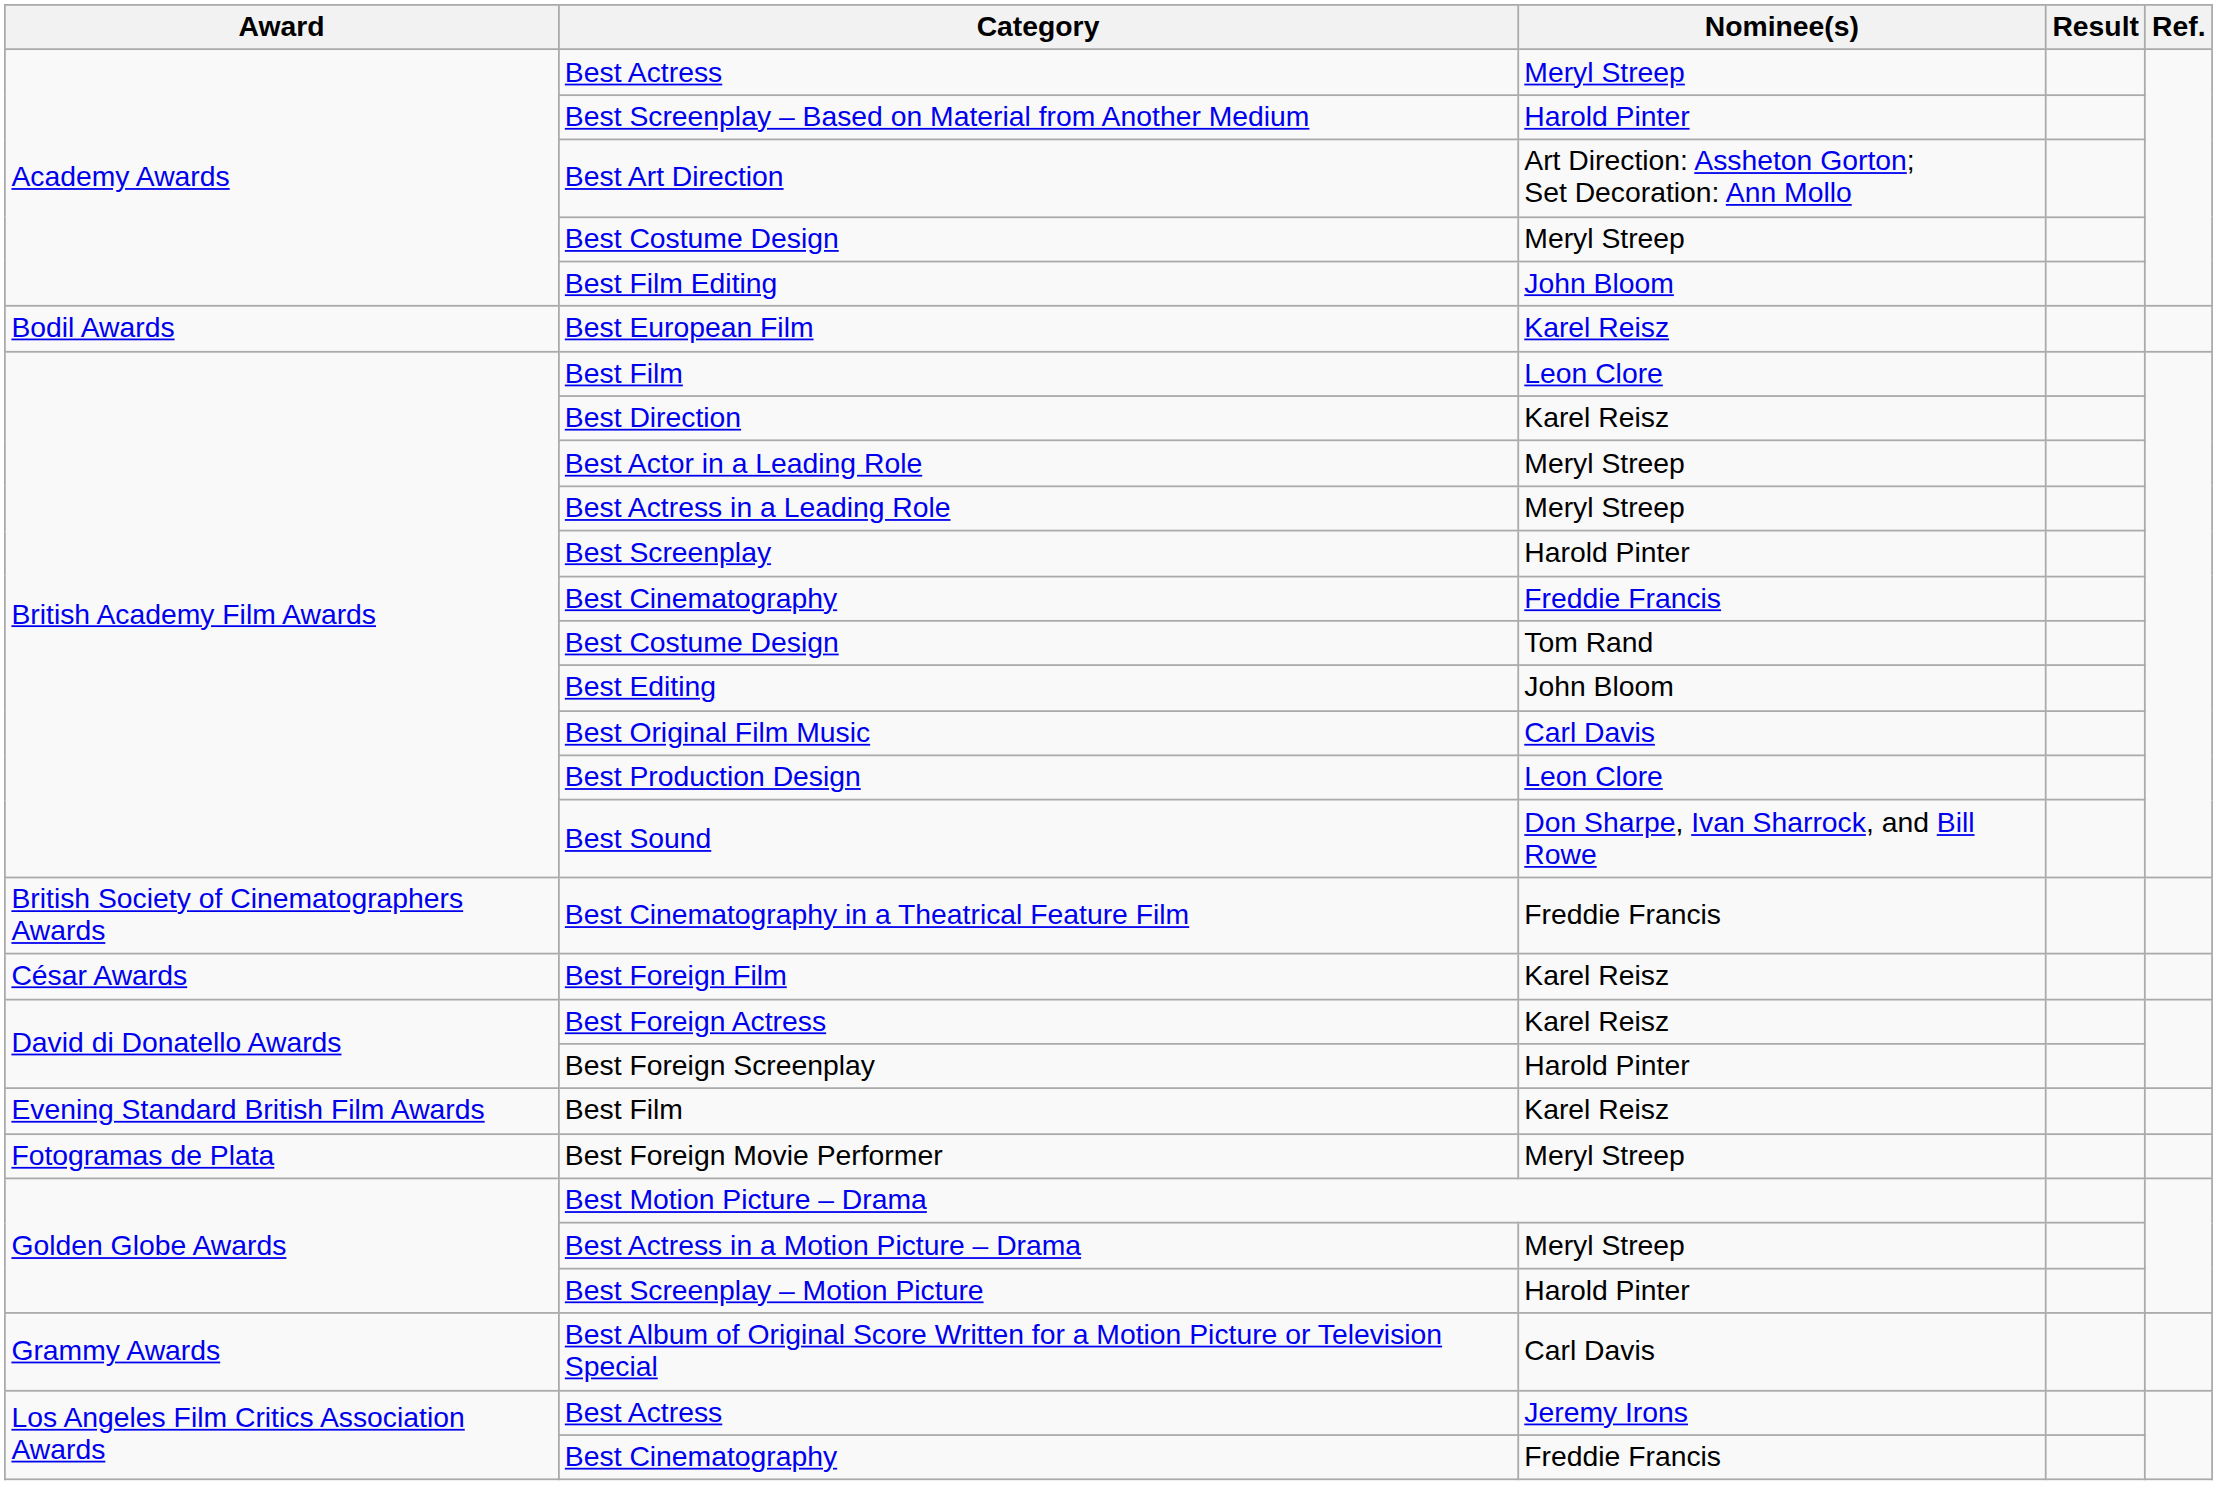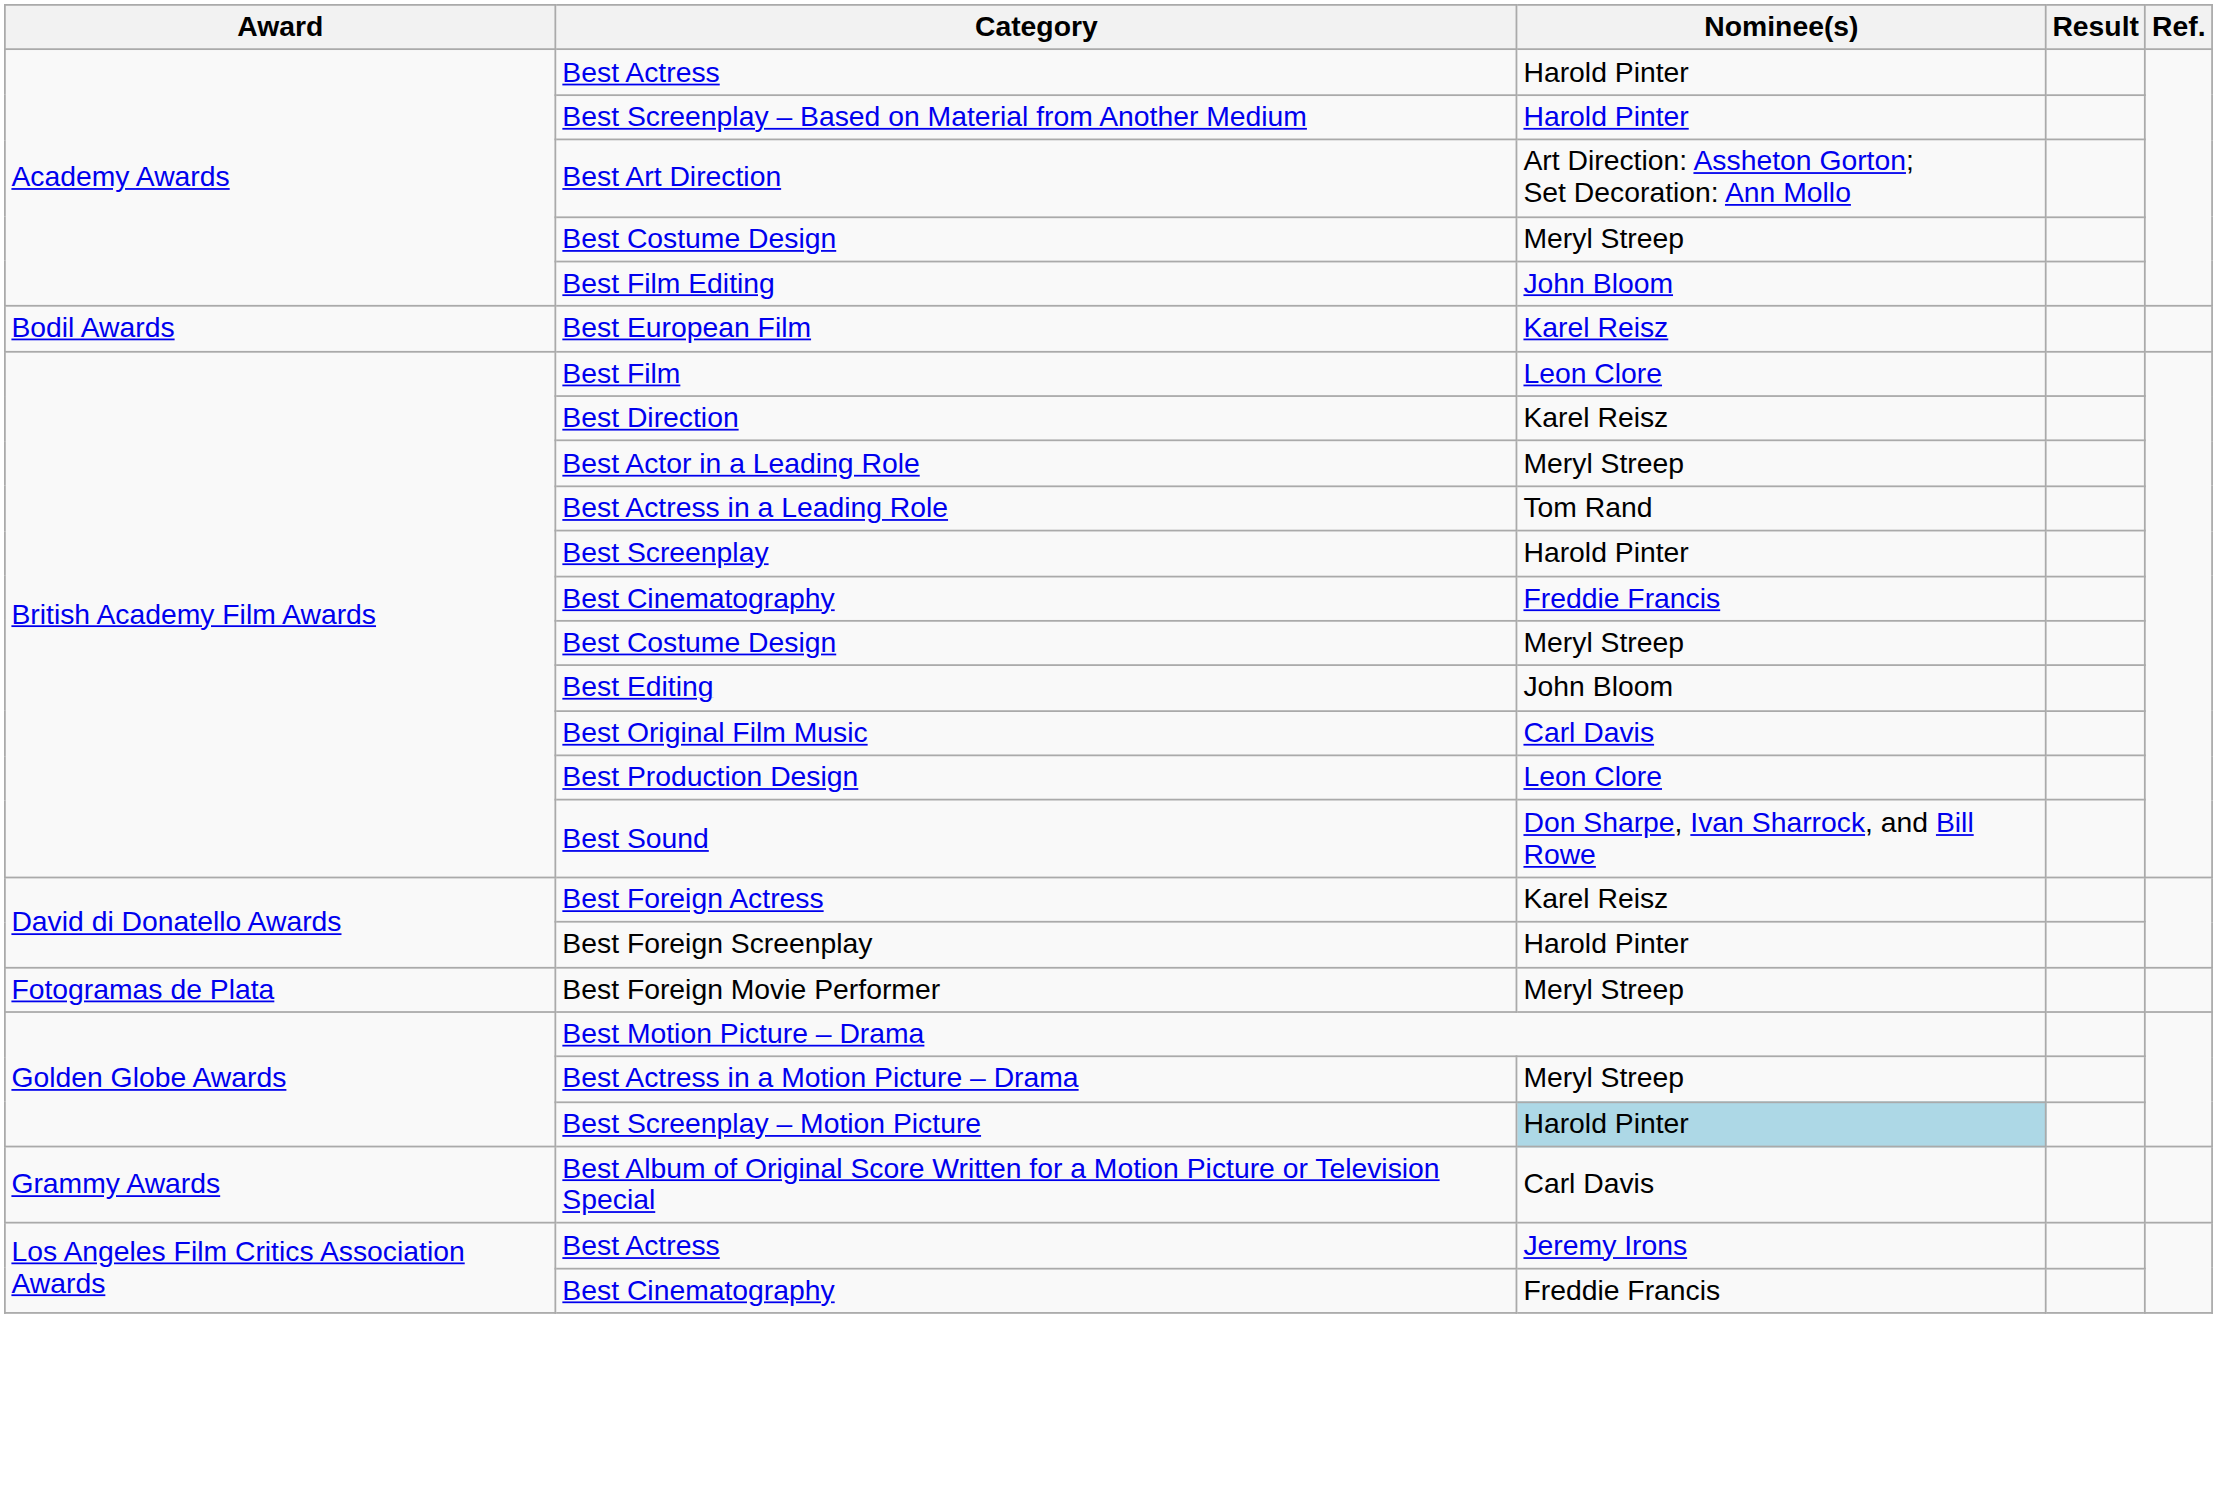(1605, 71) Meryl Streep -> (1606, 71) Harold Pinter
(1605, 507) Meryl Streep -> (1588, 507) Tom Rand
(1589, 642) Tom Rand -> (1604, 642) Meryl Streep
- row: (237, 915)
- row: (99, 975)
- row: (248, 1110)
(1607, 1290) no background -> (1606, 1123) lightblue background
